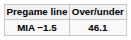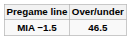(98, 27) 46.1 -> (98, 27) 46.5
